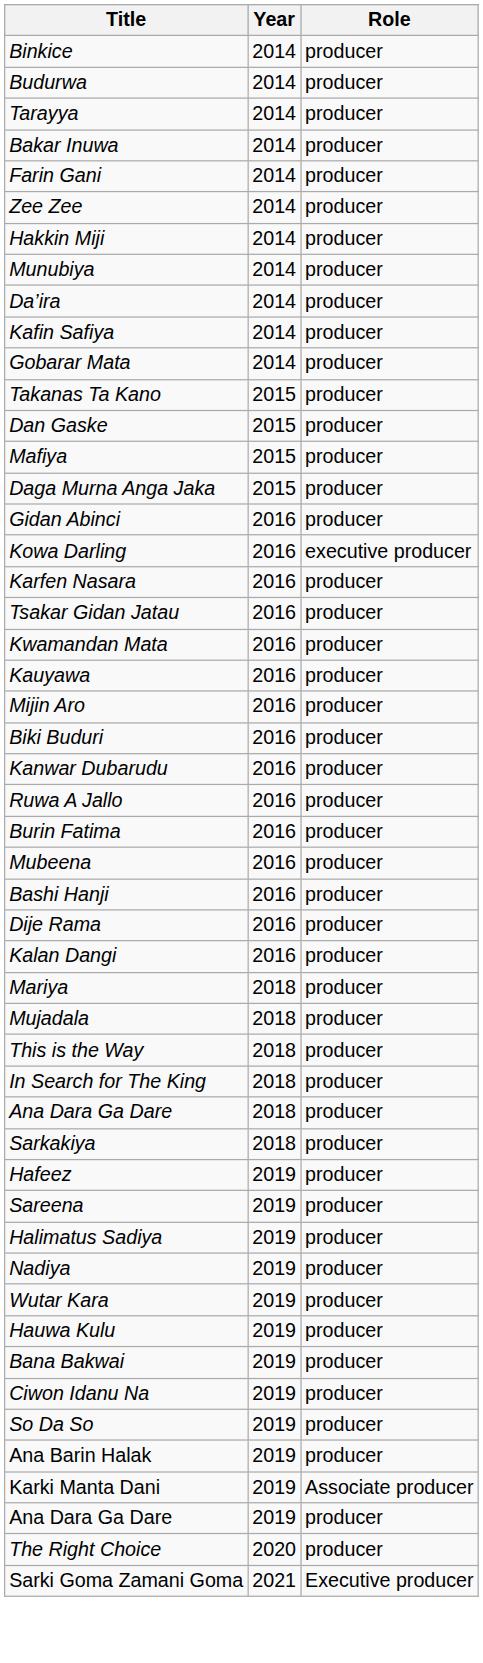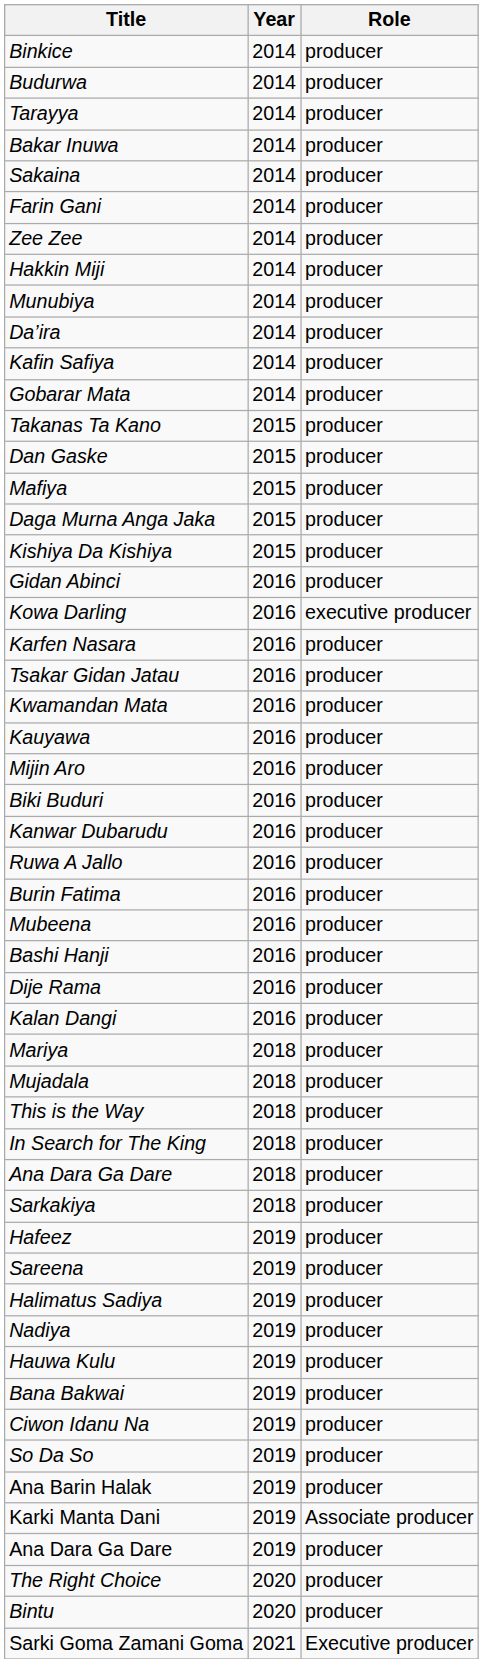+ row: (45, 176)
+ row: (91, 550)
- row: (59, 1299)
+ row: (32, 1611)
